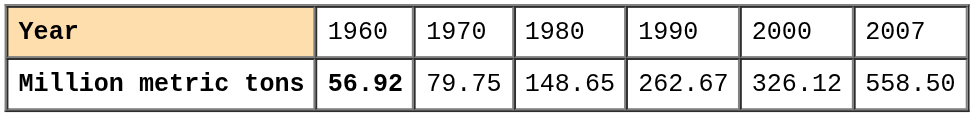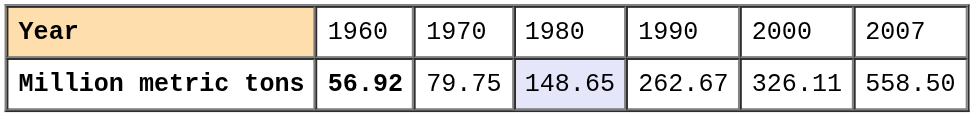(570, 84) no background -> (570, 84) lavender background
(797, 84) 326.12 -> (797, 84) 326.11
